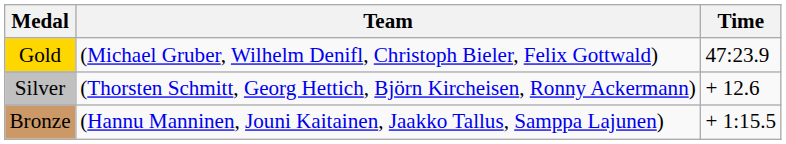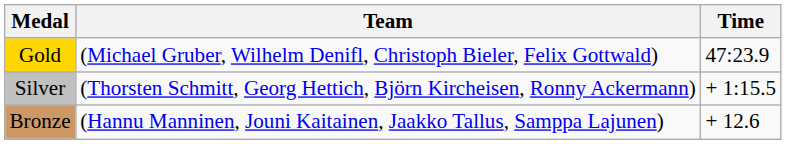(733, 88) + 12.6 -> (741, 88) + 1:15.5
(741, 121) + 1:15.5 -> (733, 121) + 12.6
